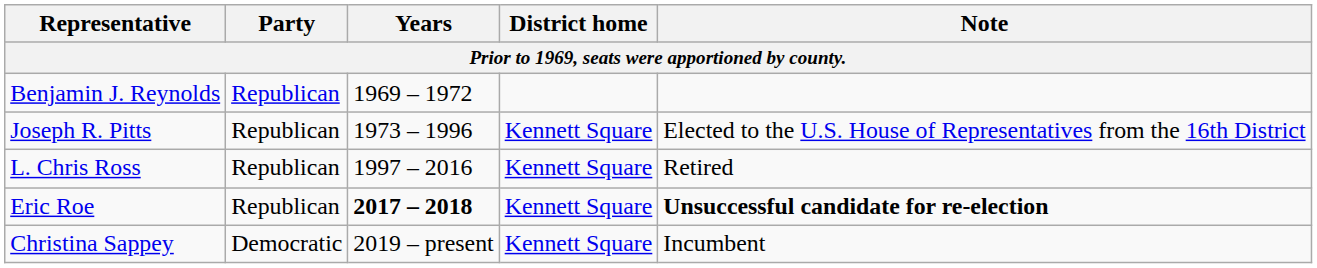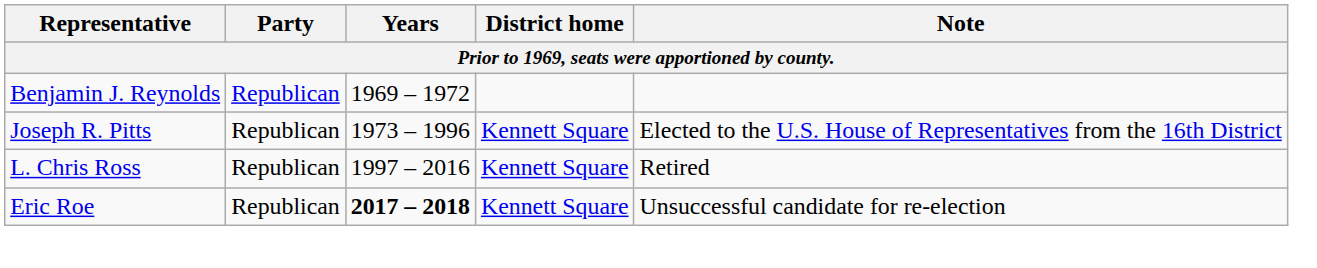(856, 206) bold -> (823, 206) normal
- row: (92, 243)
